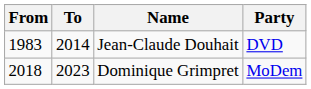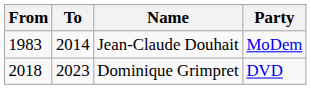(265, 44) DVD -> (274, 44) MoDem
(274, 71) MoDem -> (265, 71) DVD
